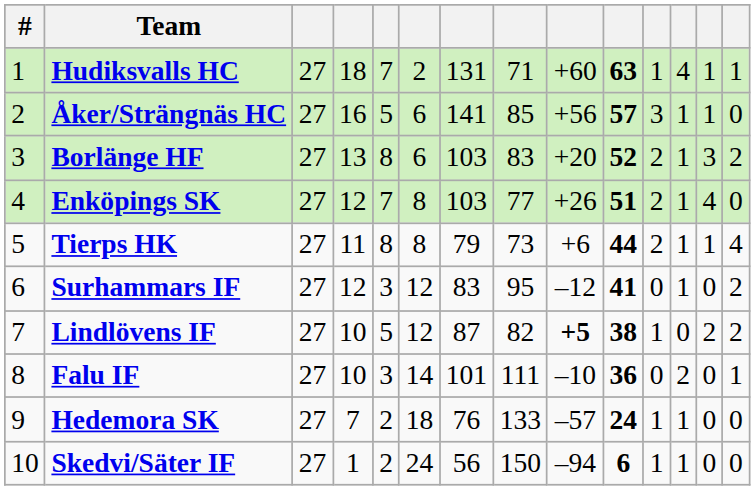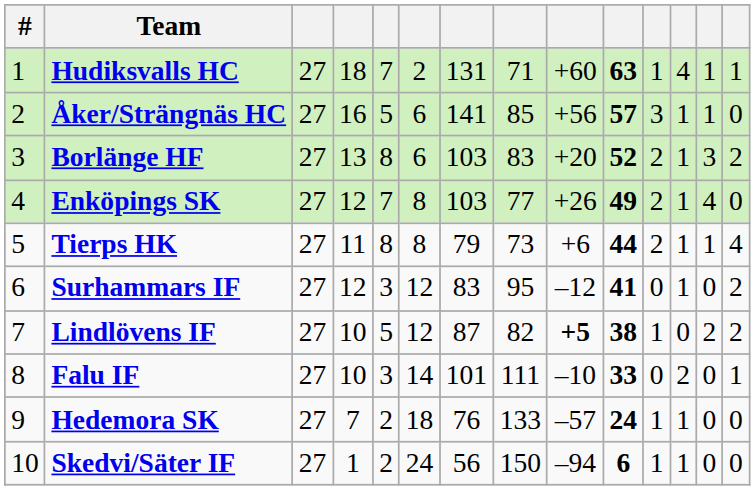(623, 200) 51 -> (623, 200) 49
(623, 375) 36 -> (623, 375) 33
